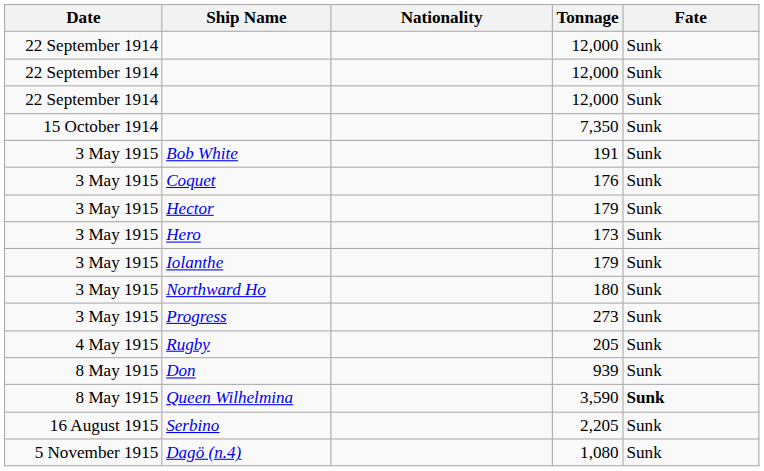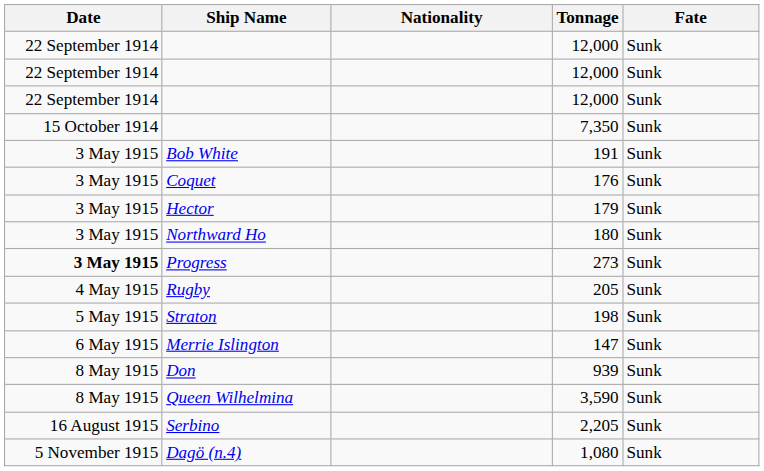- row: (183, 235)
- row: (195, 262)
(117, 316) normal -> (116, 262) bold
+ row: (191, 316)
+ row: (223, 343)
(646, 398) bold -> (644, 398) normal
